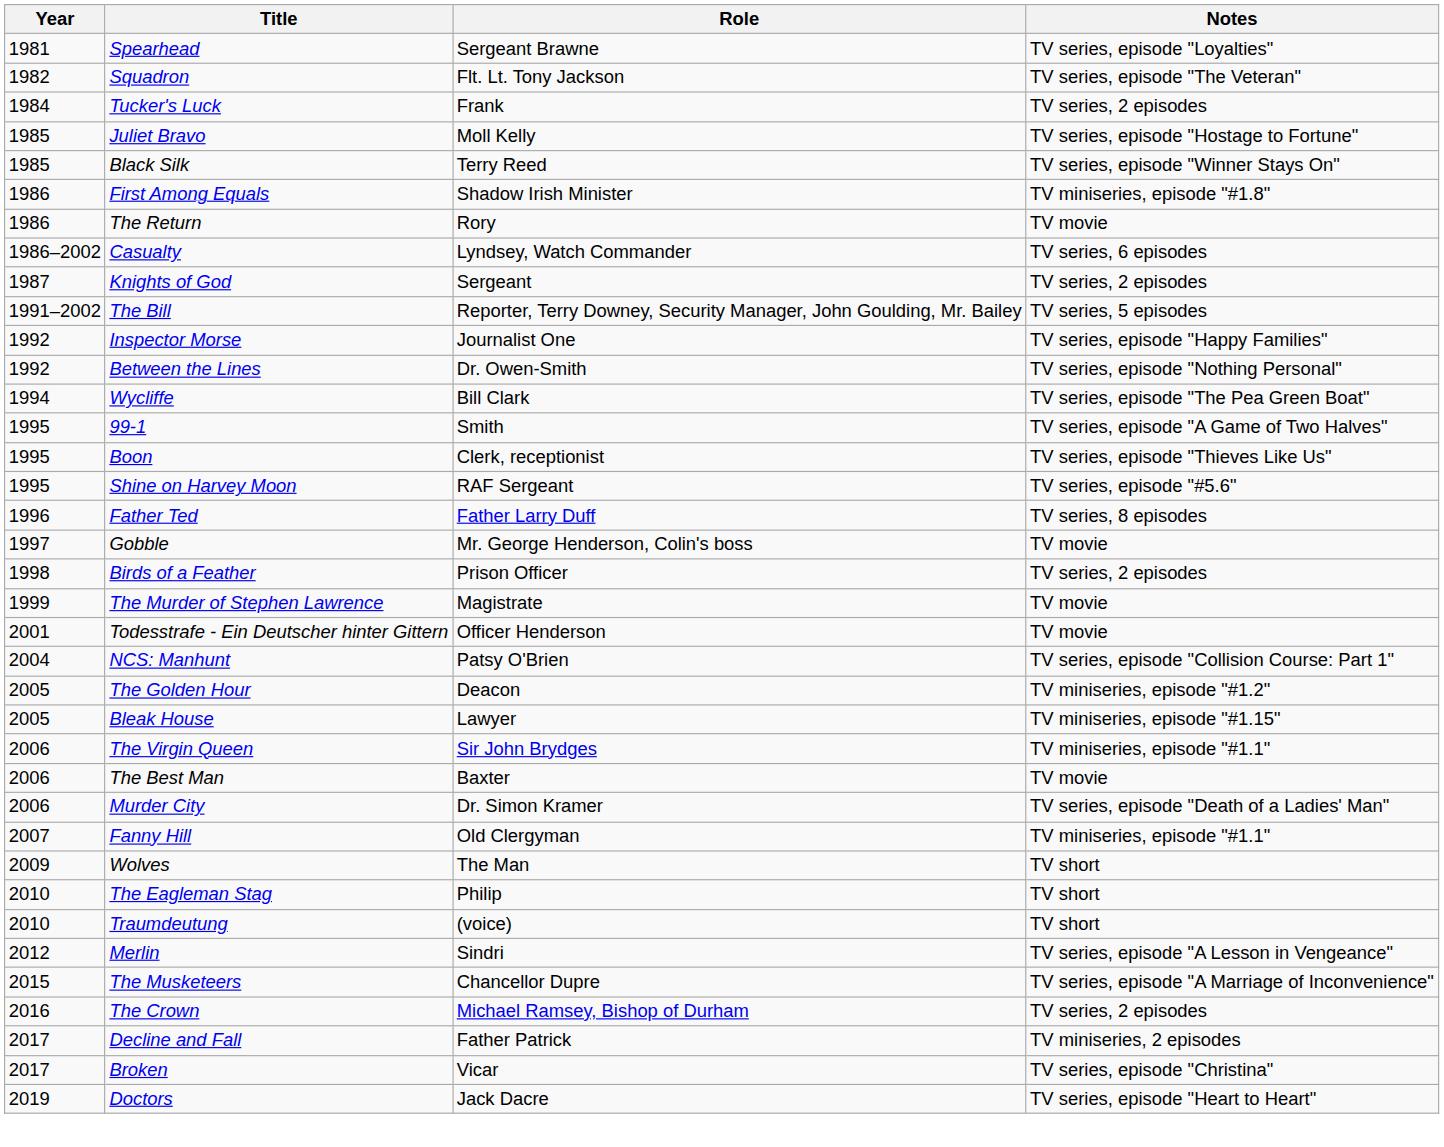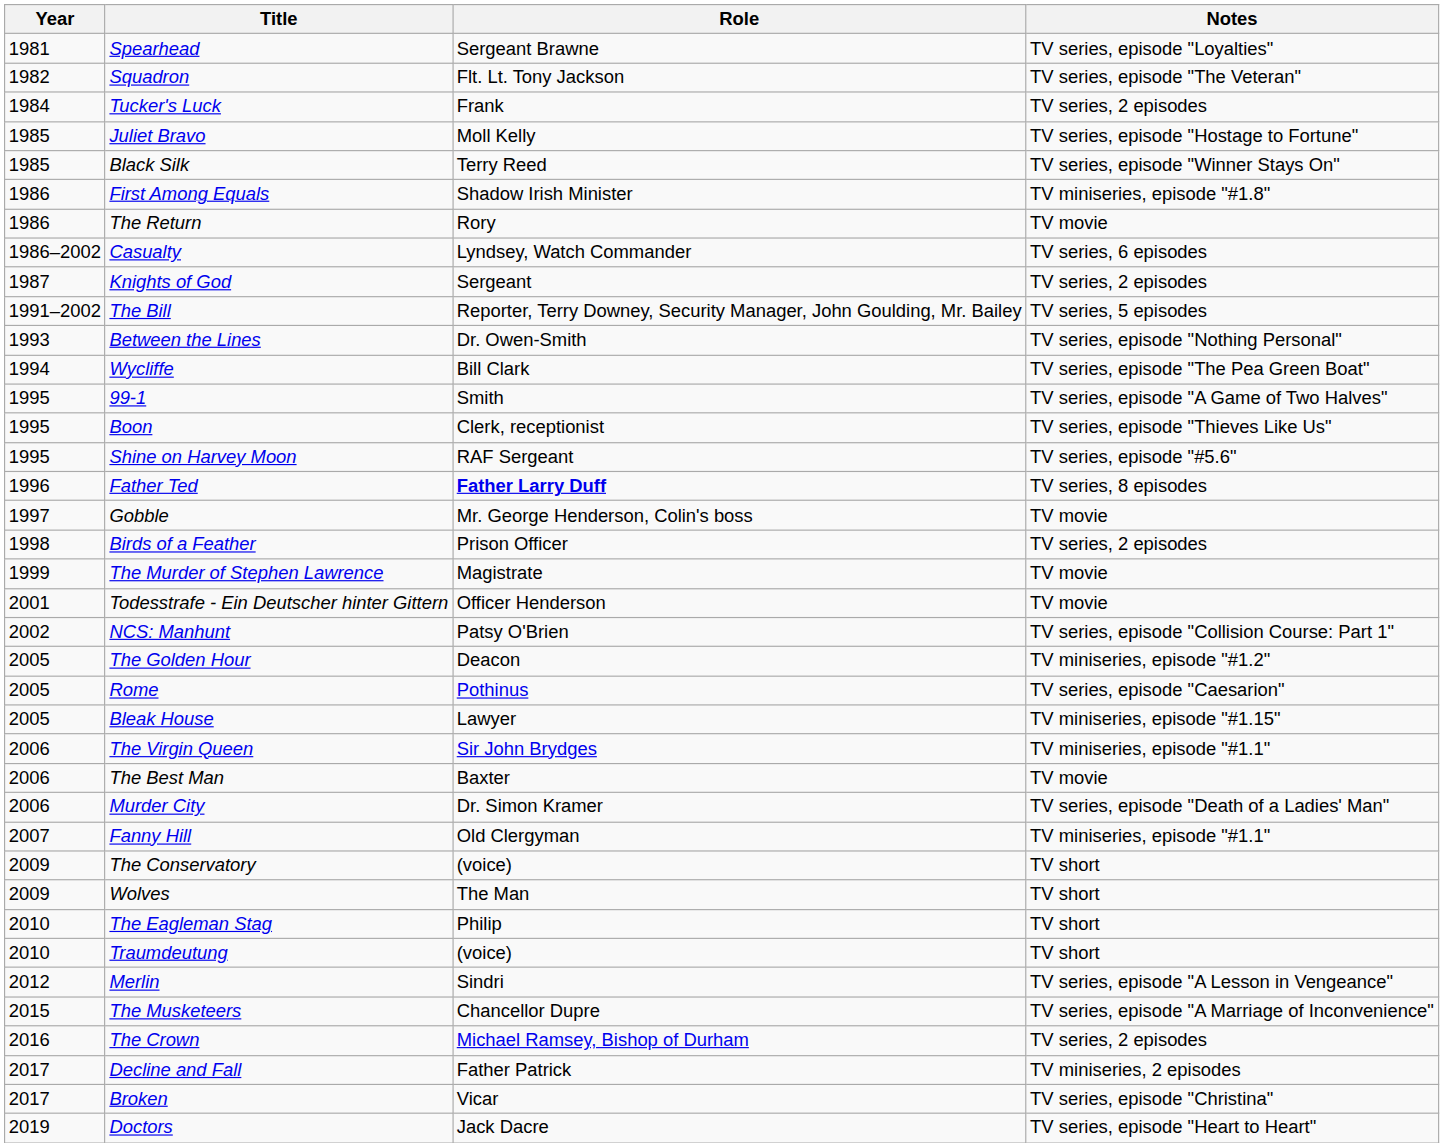- row: (175, 340)
(29, 369) 1992 -> (29, 340) 1993
(526, 515) normal -> (531, 485) bold
(29, 661) 2004 -> (29, 631) 2002
+ row: (134, 690)
+ row: (183, 865)
